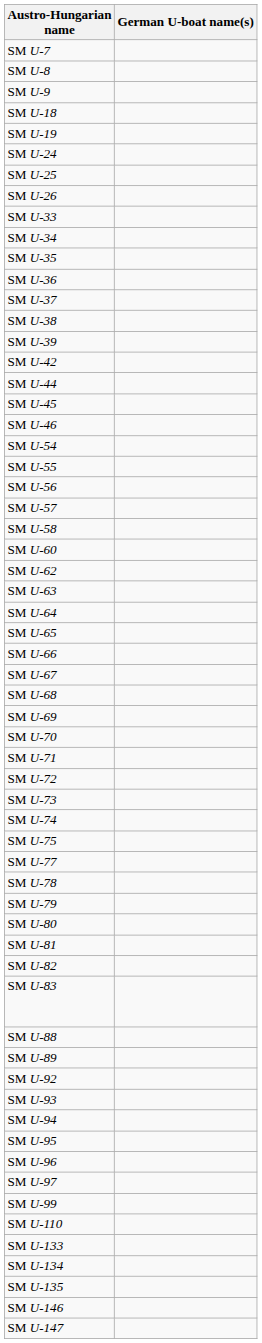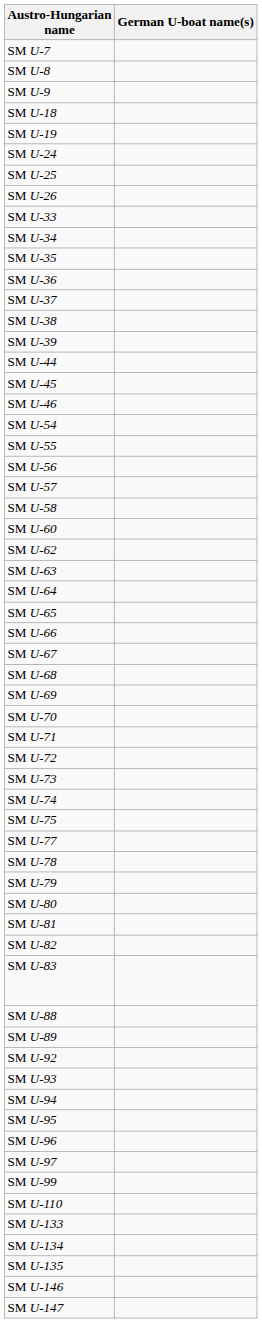- row: (32, 362)
